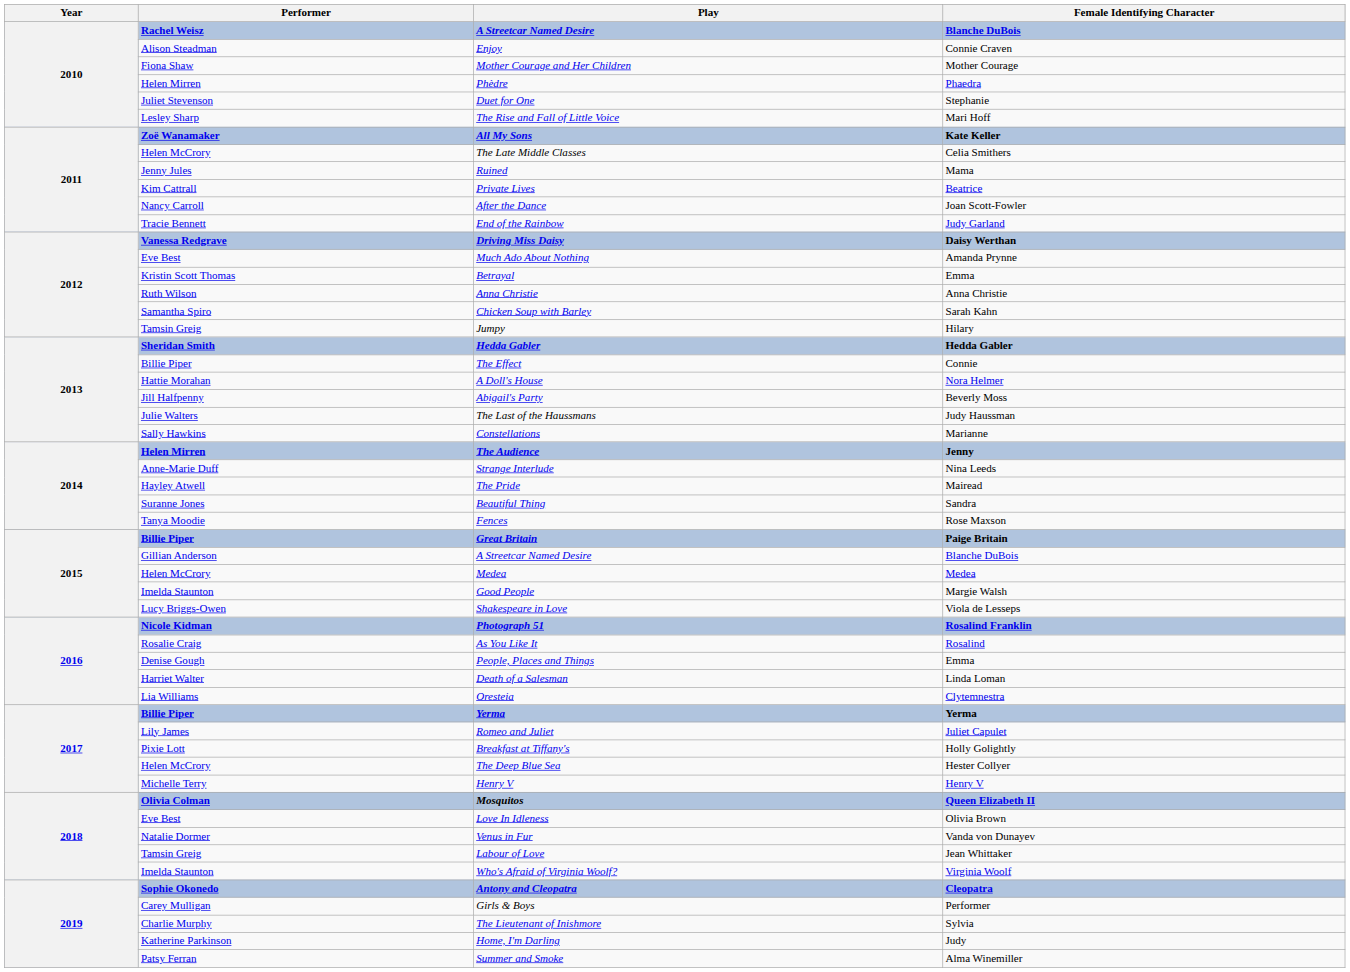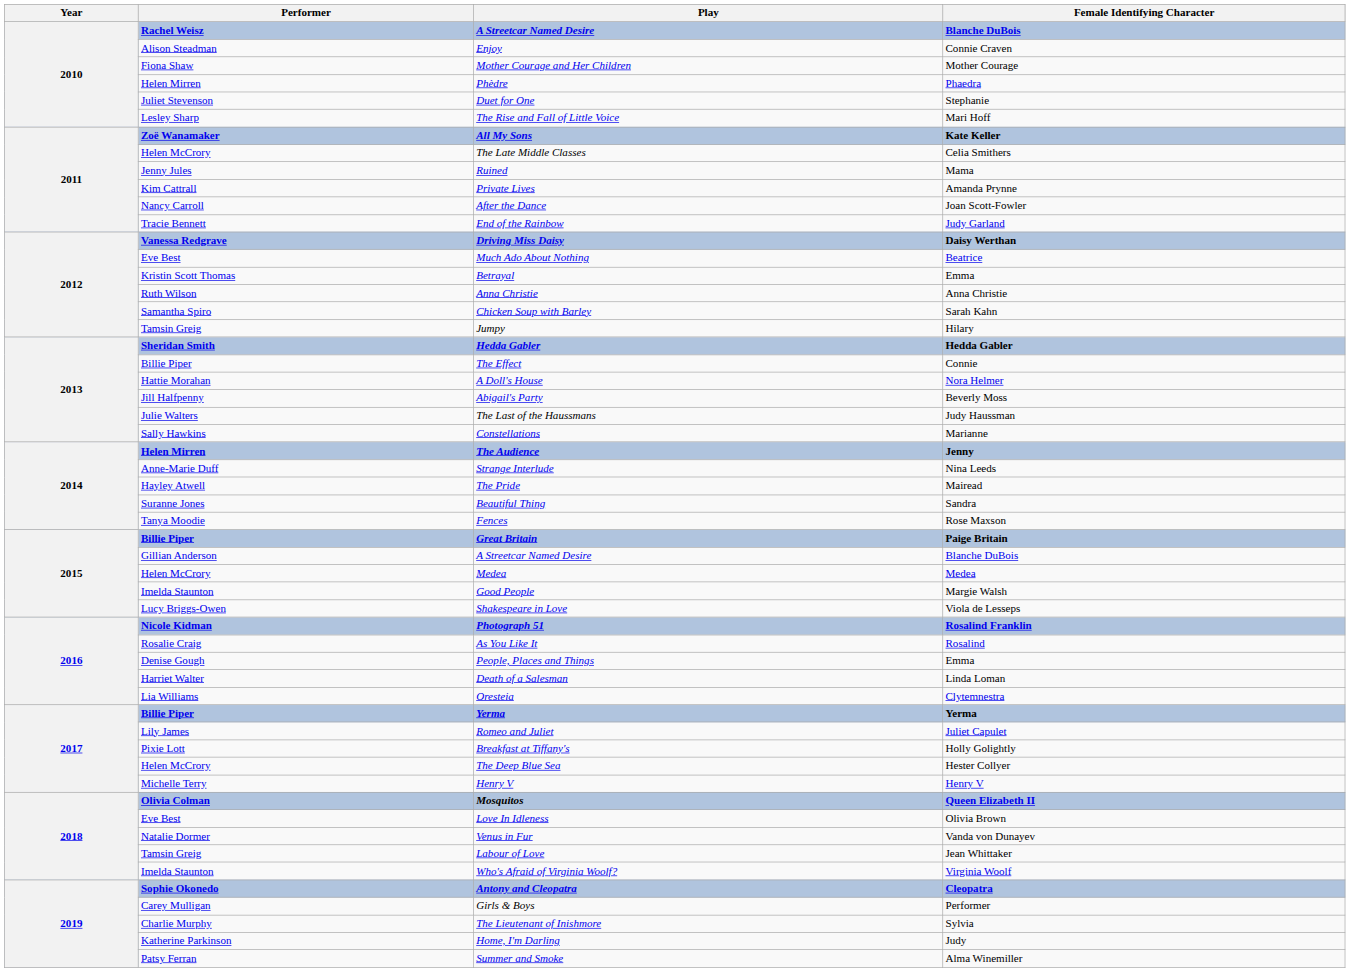(964, 188) Beatrice -> (981, 188) Amanda Prynne
(981, 258) Amanda Prynne -> (964, 258) Beatrice
